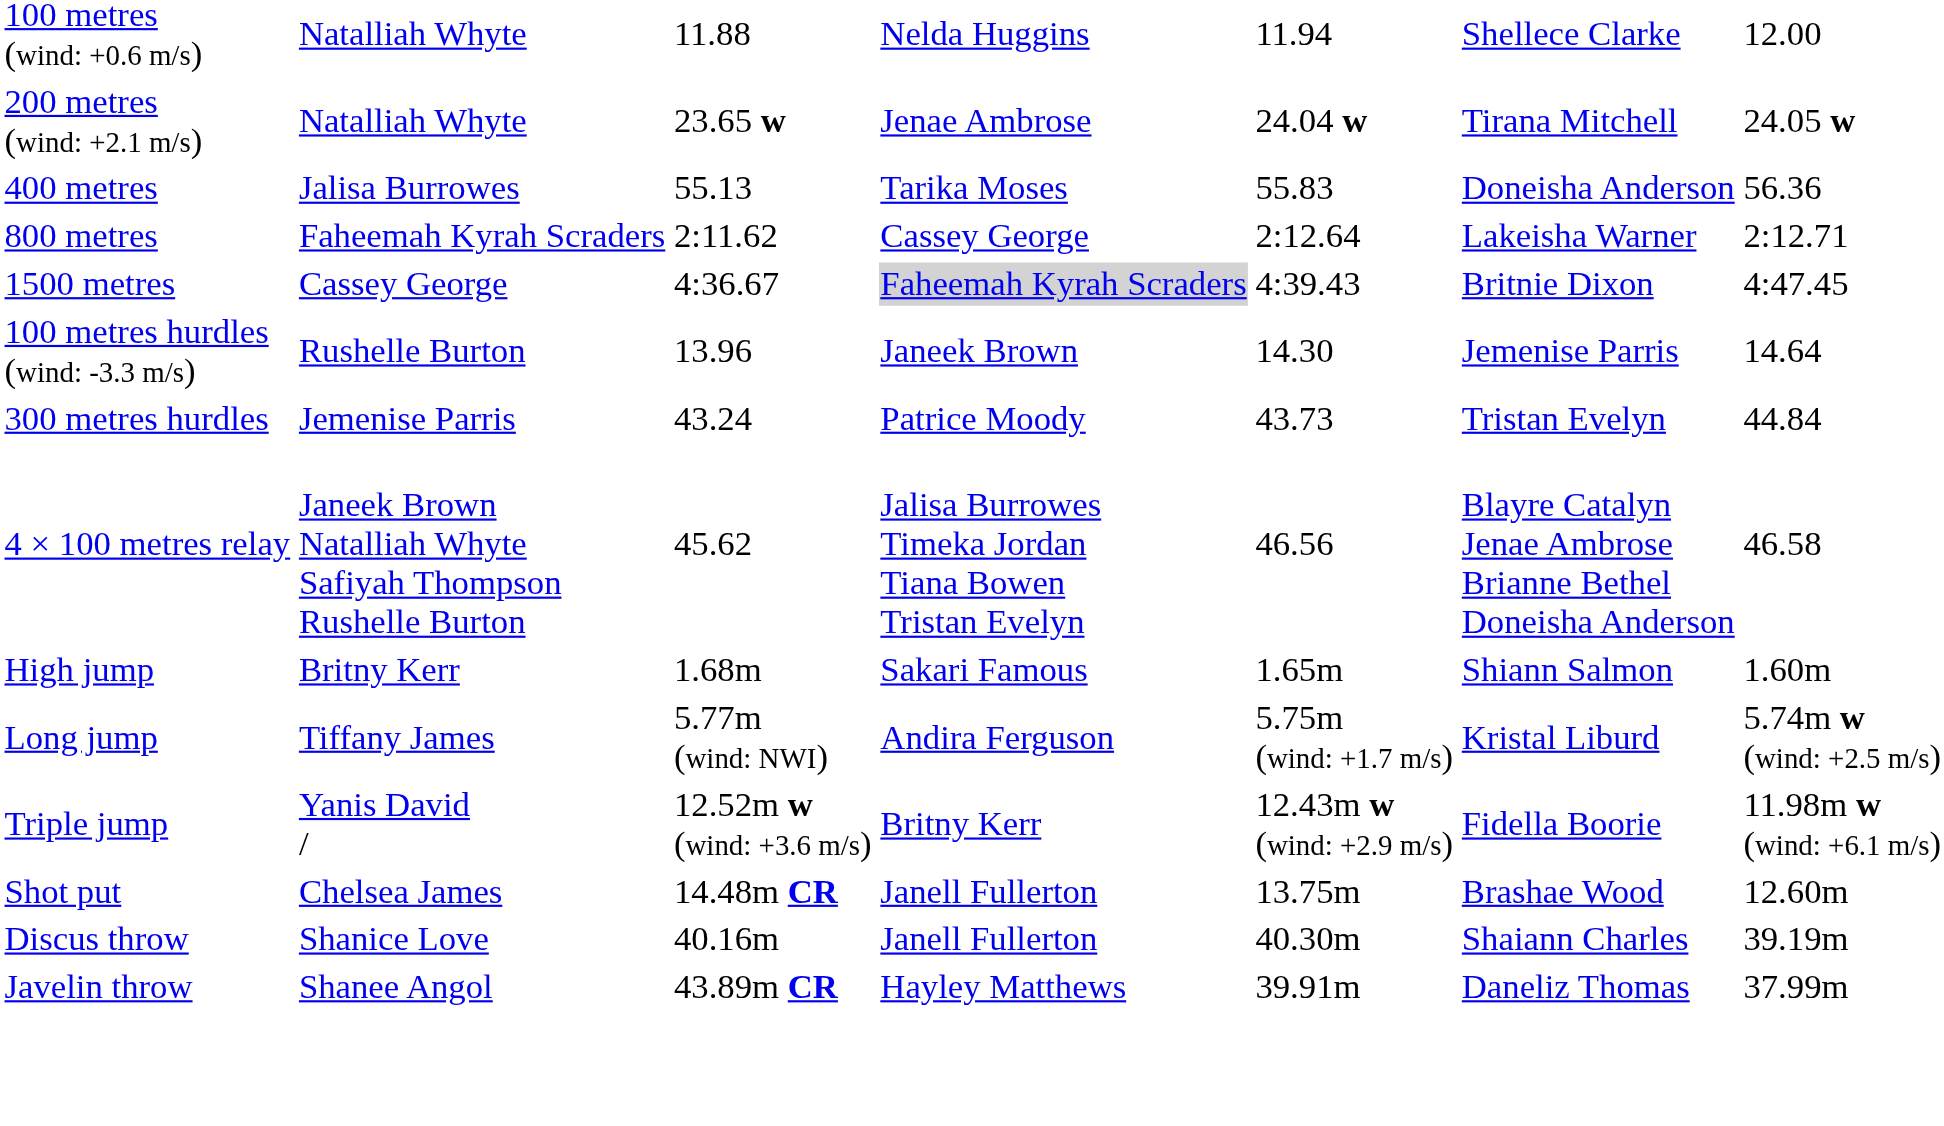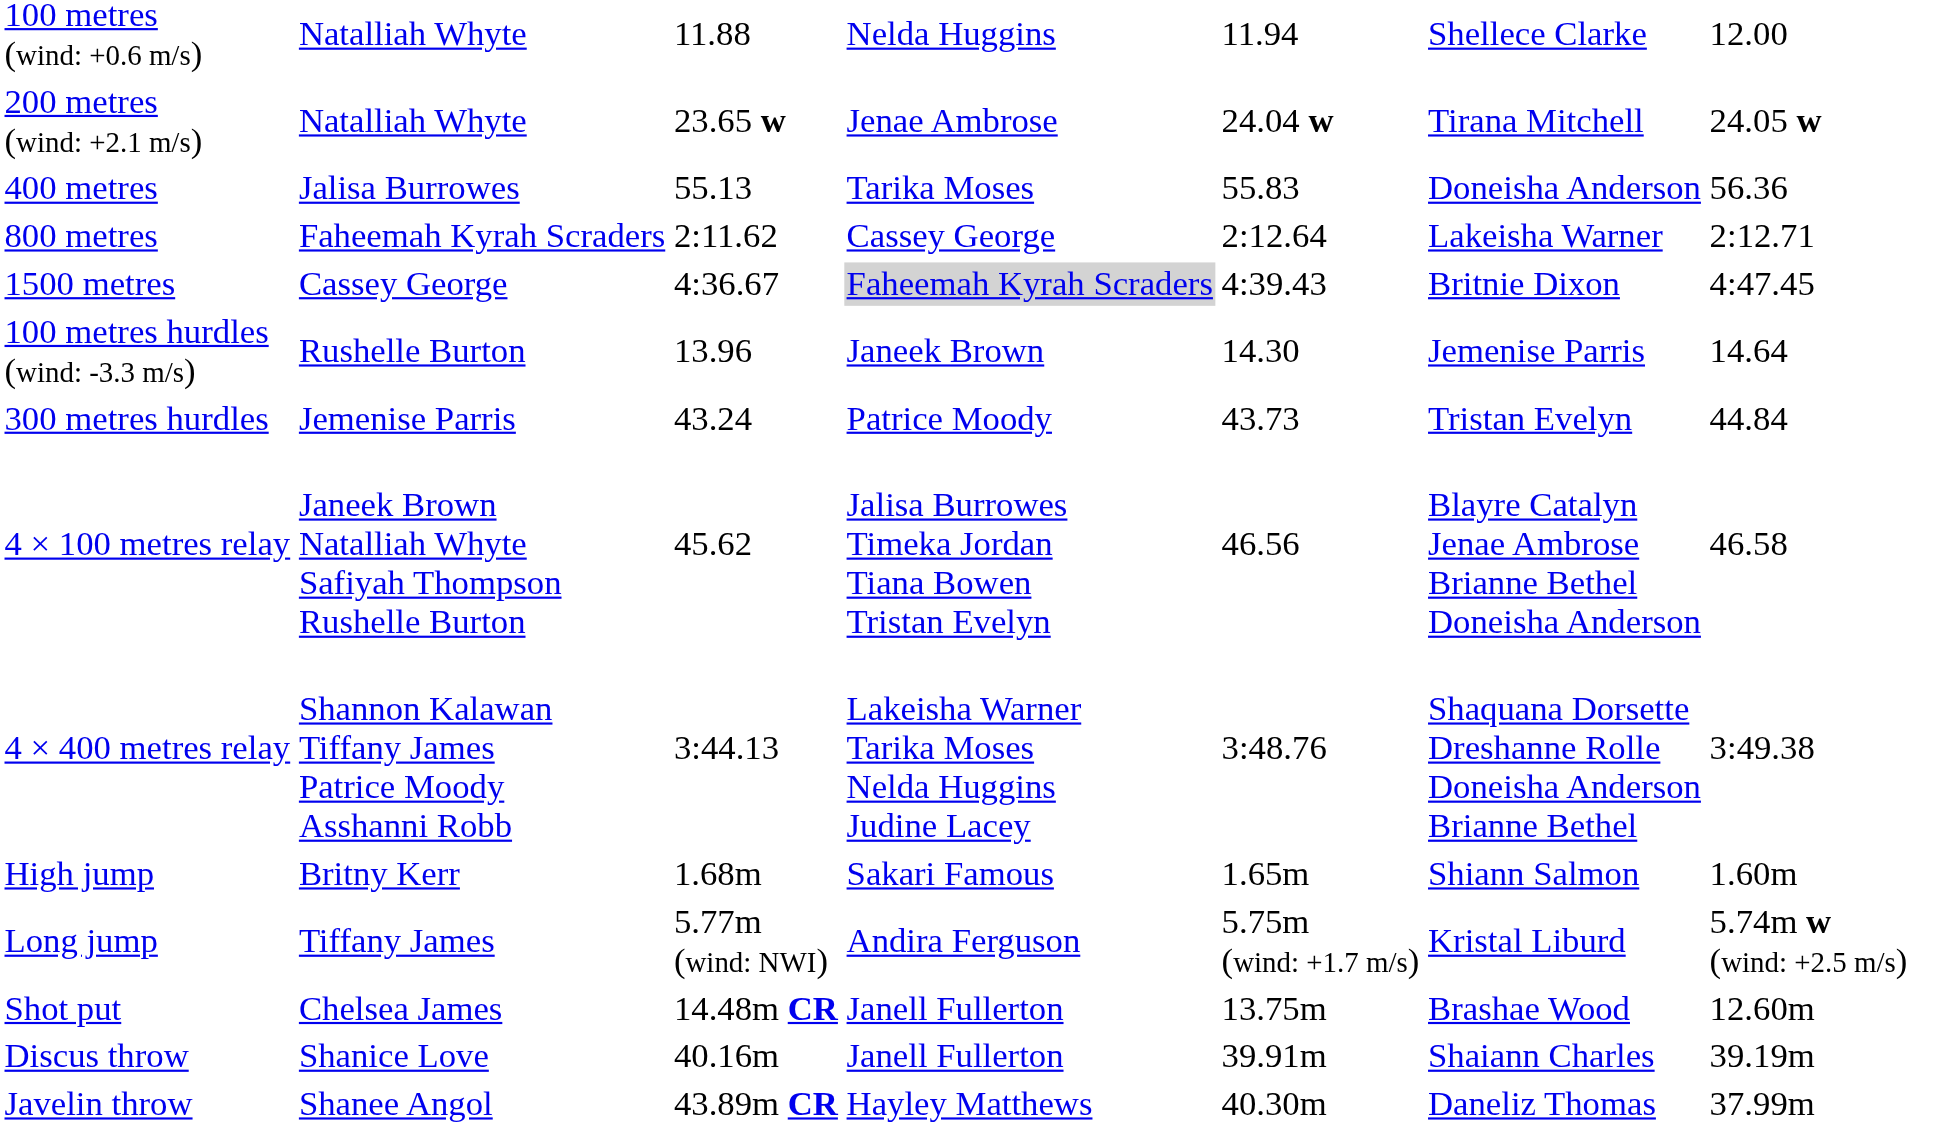+ row: (147, 747)
- row: (86, 823)
(1308, 938) 40.30m -> (1274, 1056) 39.91m
(1308, 986) 39.91m -> (1274, 1103) 40.30m
